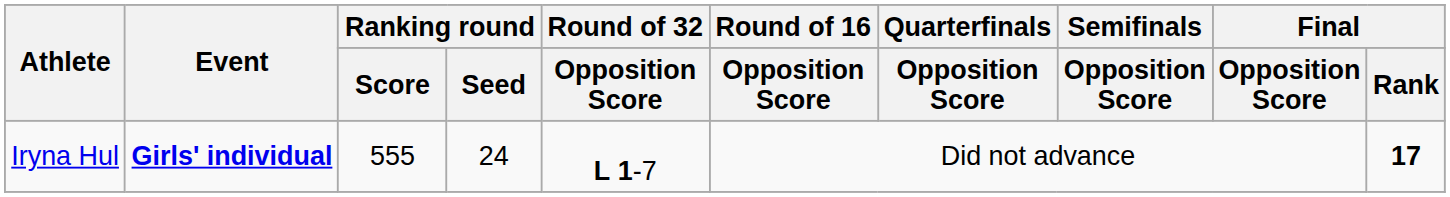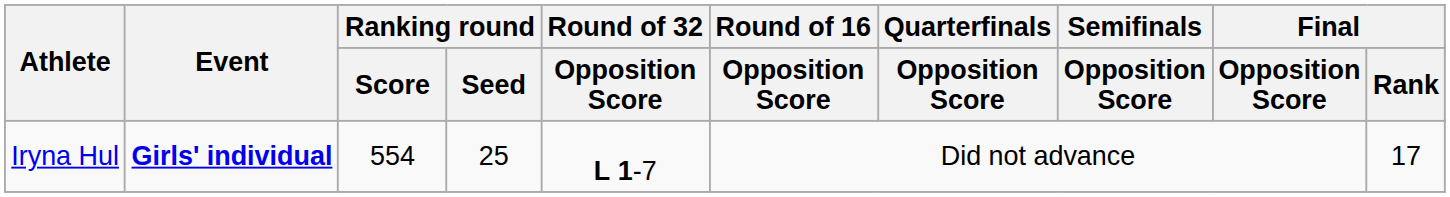(393, 157) 555 -> (393, 157) 554
(494, 157) 24 -> (494, 157) 25
(1406, 157) bold -> (1406, 157) normal
